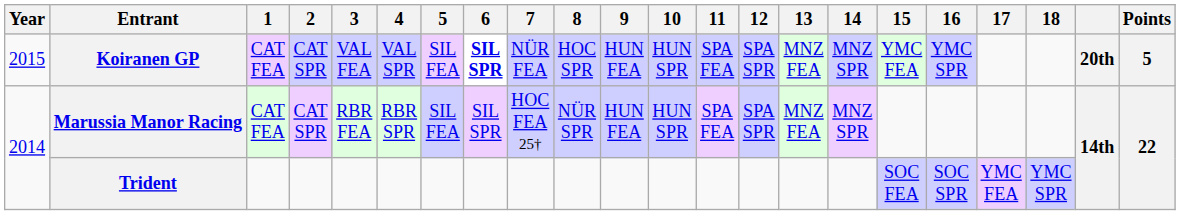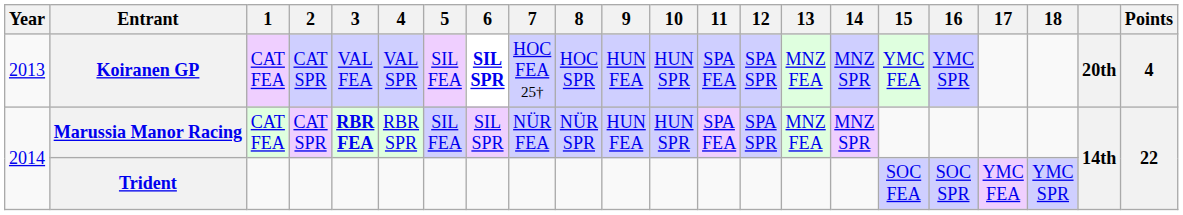(27, 59) 2015 -> (27, 70) 2013
(530, 59) NÜR FEA -> (532, 69) HOC FEA 25†
(1147, 59) 5 -> (1149, 70) 4
(354, 121) normal -> (355, 131) bold
(530, 120) HOC FEA 25† -> (532, 131) NÜR FEA
